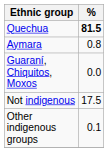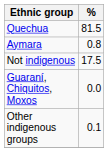(91, 28) bold -> (91, 28) normal
rows swapped: (29, 72) <-> (41, 100)
